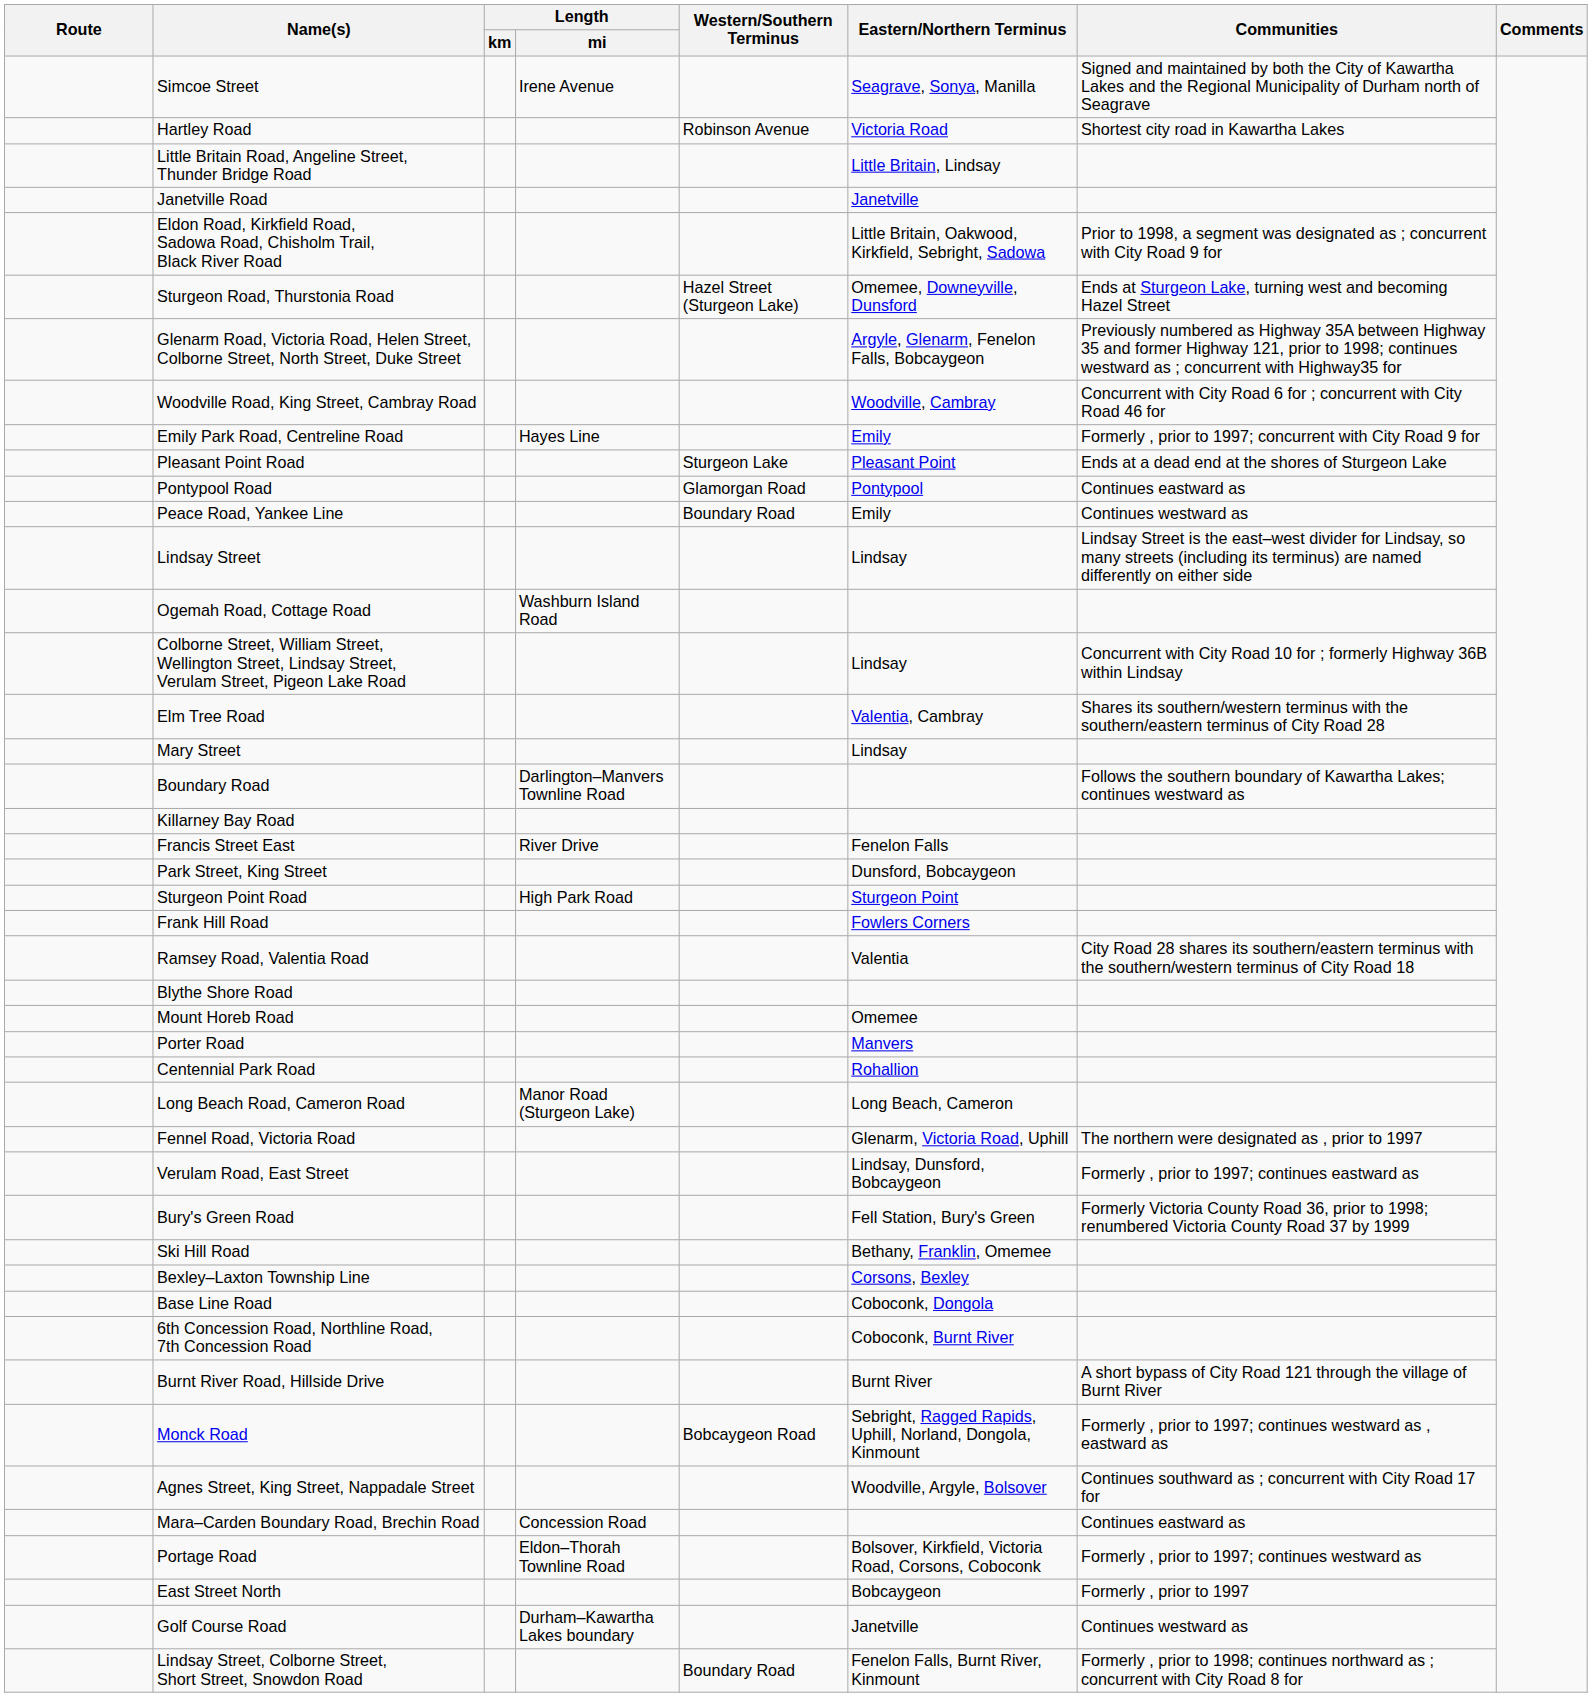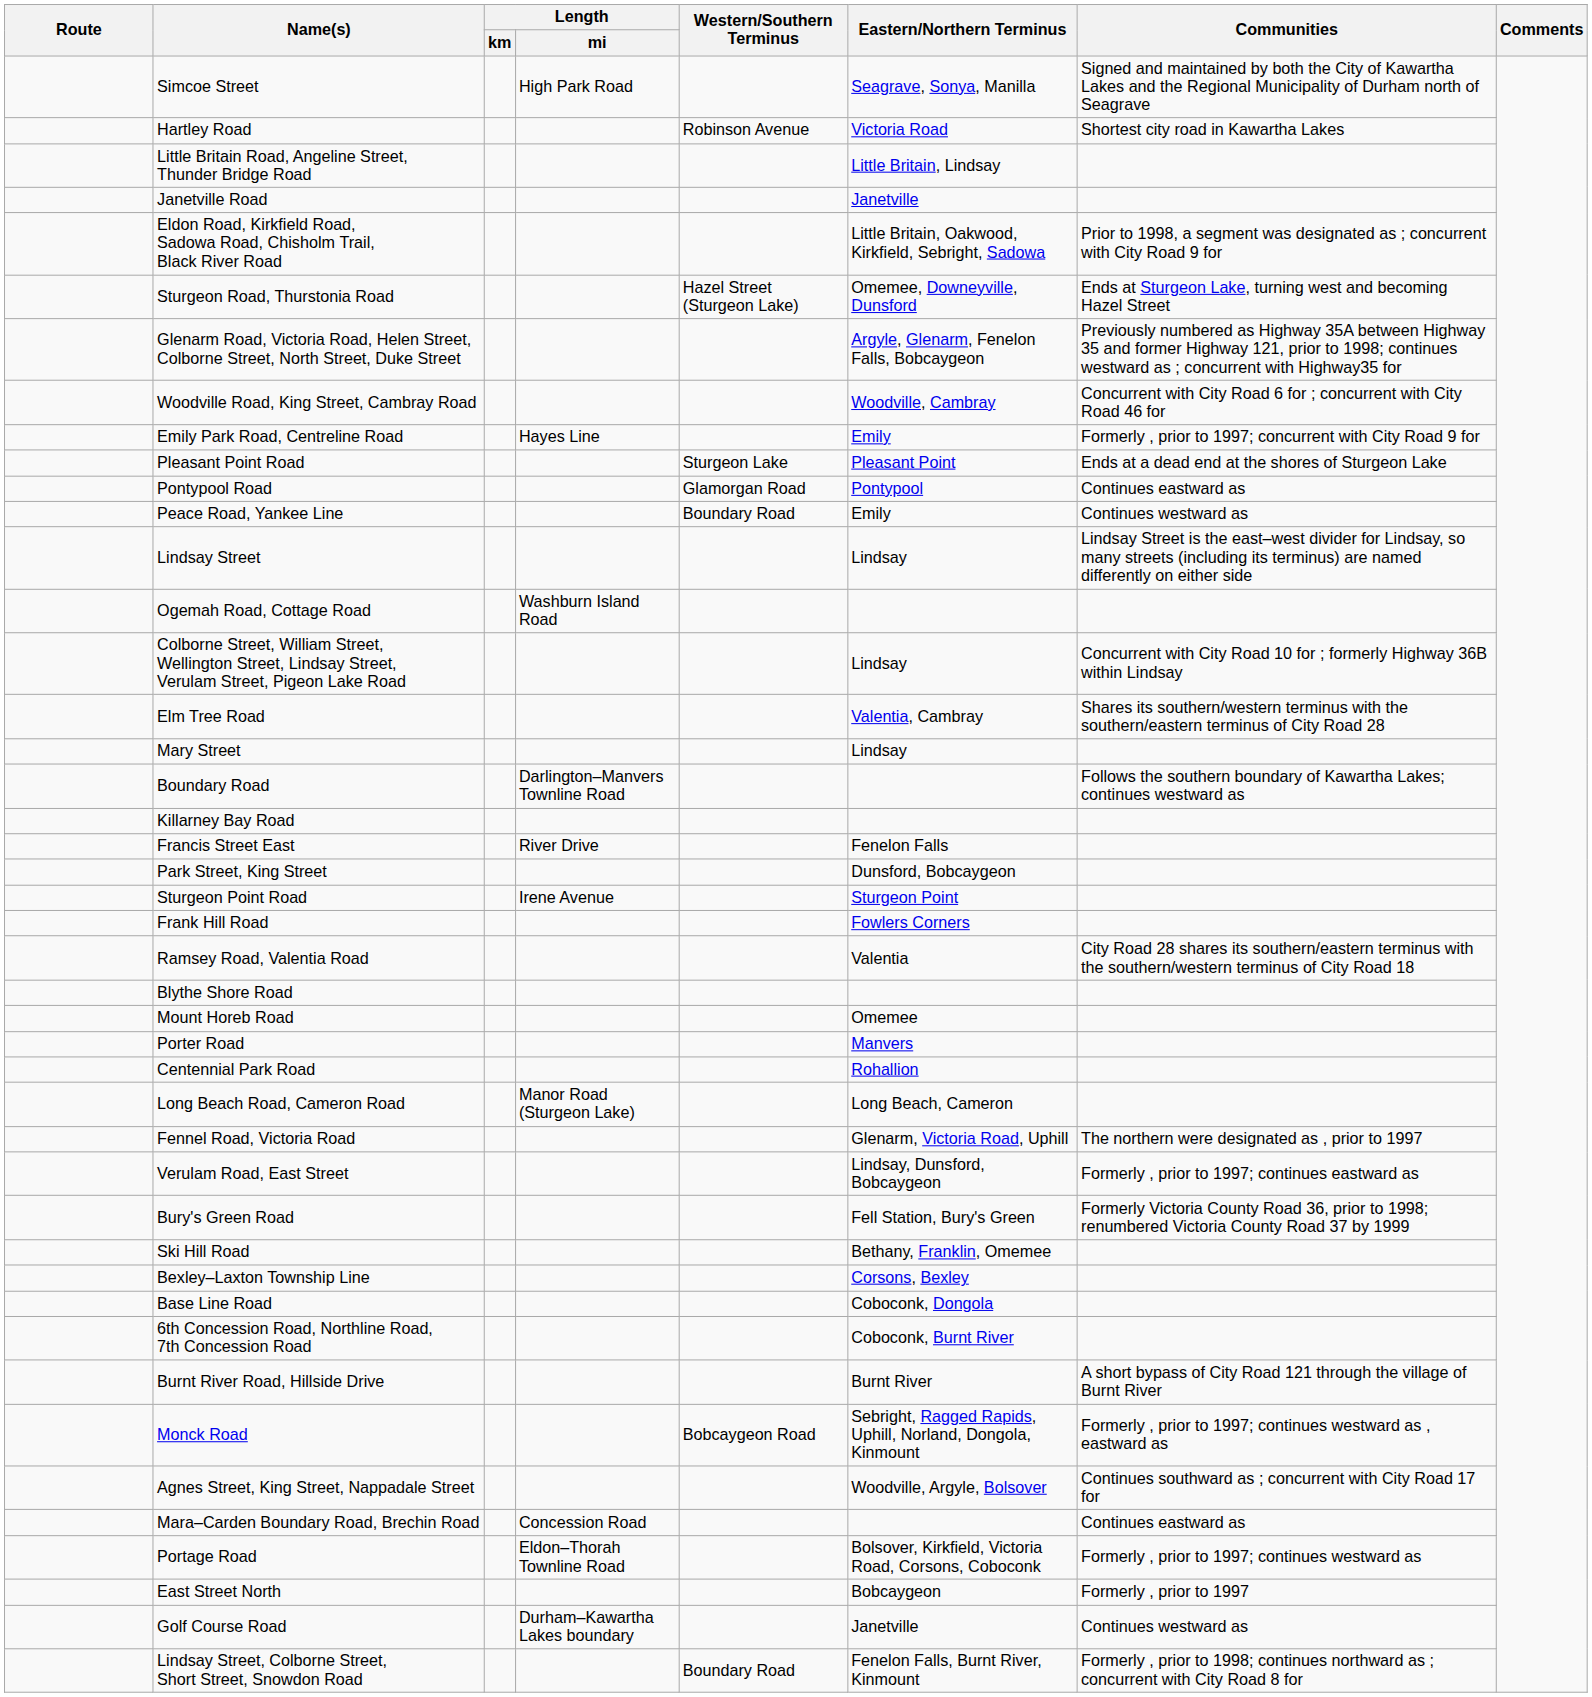(566, 86) Irene Avenue -> (576, 86) High Park Road
(576, 897) High Park Road -> (566, 897) Irene Avenue
